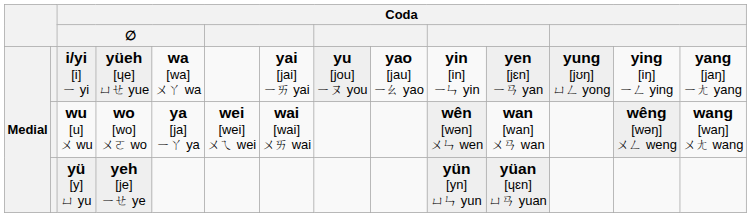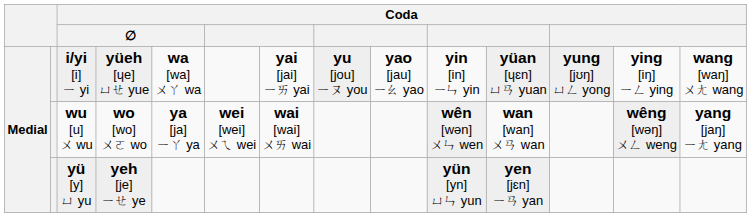(518, 73) yen [jɛn] ㄧㄢ yan -> (518, 73) yüan [ɥɛn] ㄩㄢ yuan
(713, 73) yang [jaŋ] ㄧㄤ yang -> (713, 73) wang [waŋ] ㄨㄤ wang
(713, 128) wang [waŋ] ㄨㄤ wang -> (713, 128) yang [jaŋ] ㄧㄤ yang
(518, 184) yüan [ɥɛn] ㄩㄢ yuan -> (518, 184) yen [jɛn] ㄧㄢ yan
